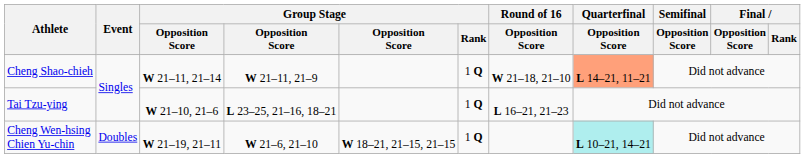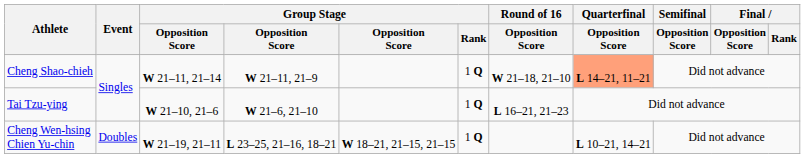(281, 111) L 23–25, 21–16, 18–21 -> (281, 111) W 21–6, 21–10
(281, 144) W 21–6, 21–10 -> (281, 144) L 23–25, 21–16, 18–21
(613, 144) paleturquoise background -> (613, 144) no background
